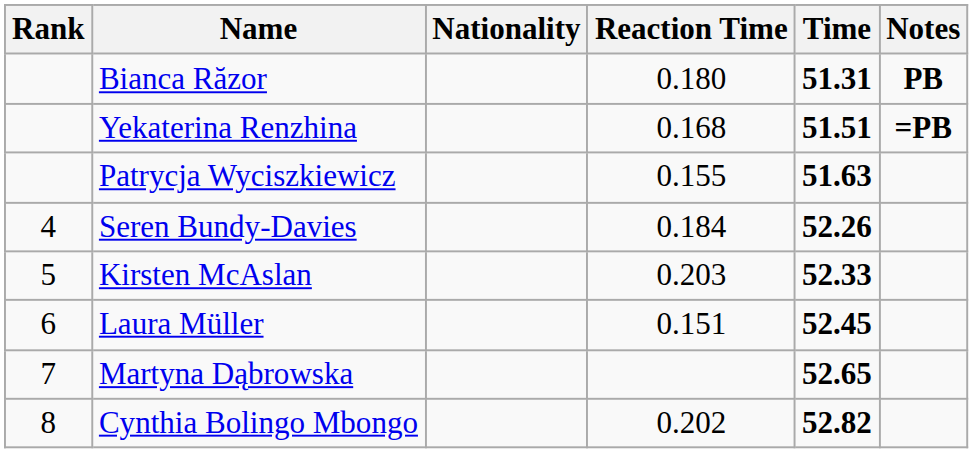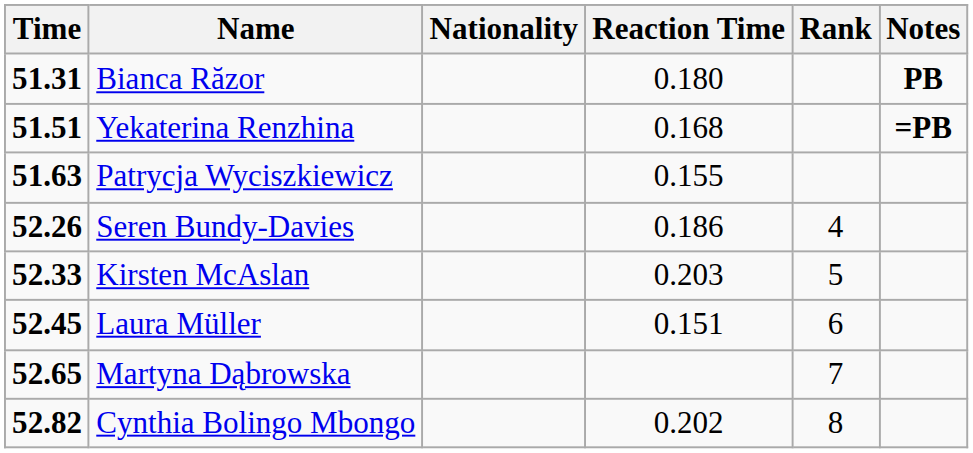columns swapped: (48, 29) <-> (837, 29)
(691, 226) 0.184 -> (689, 226) 0.186
